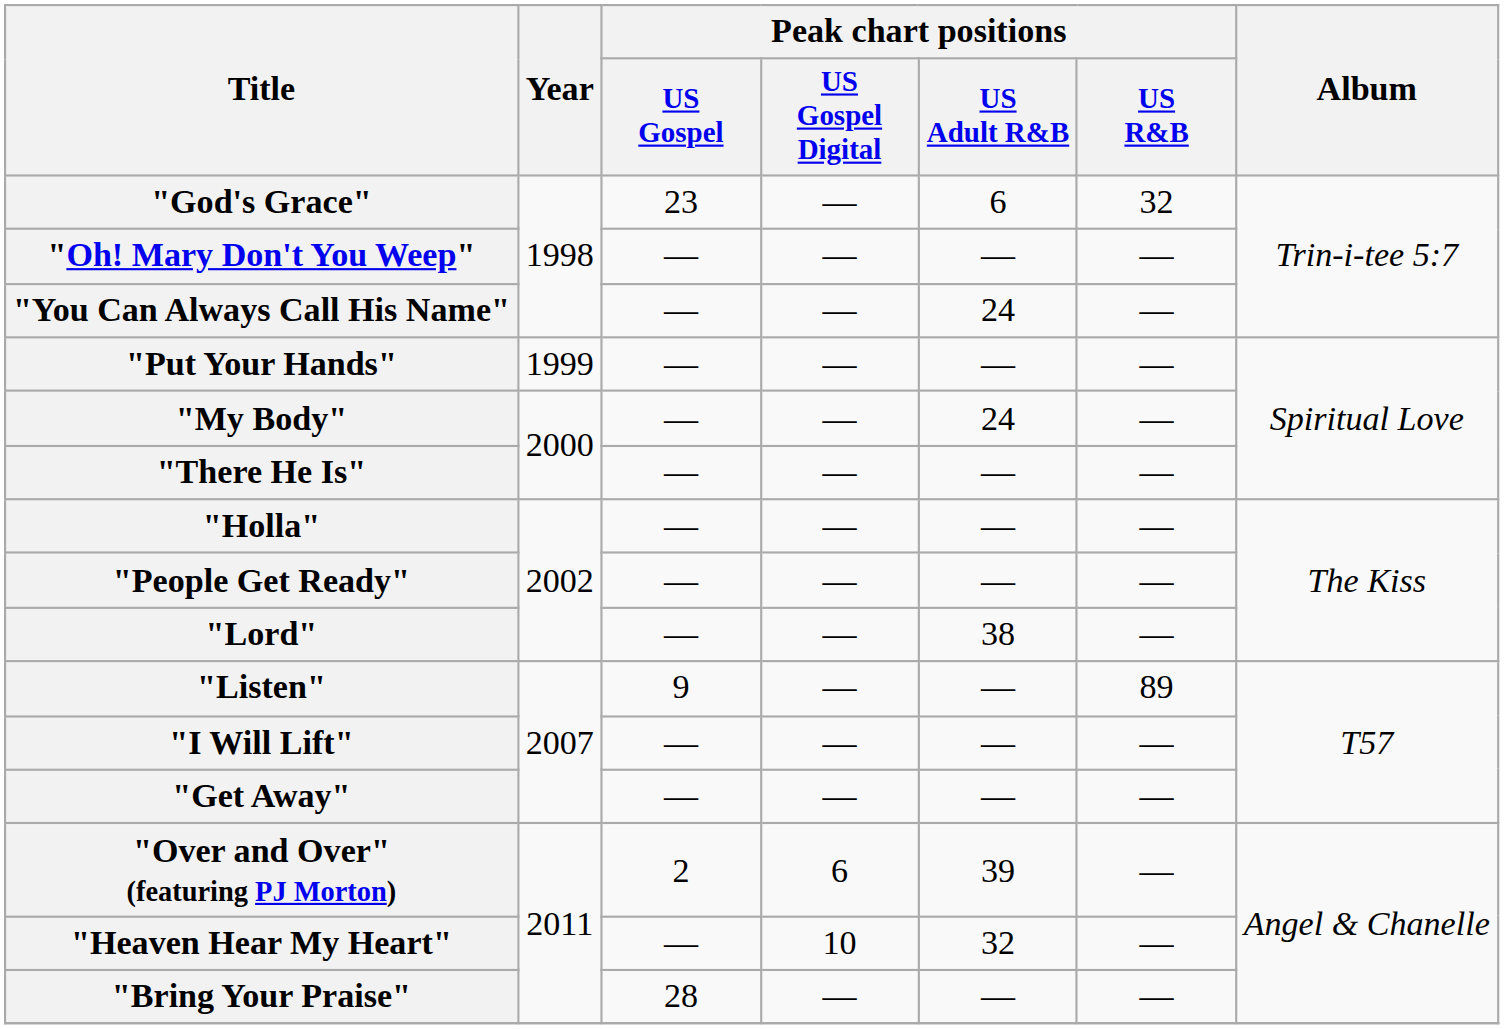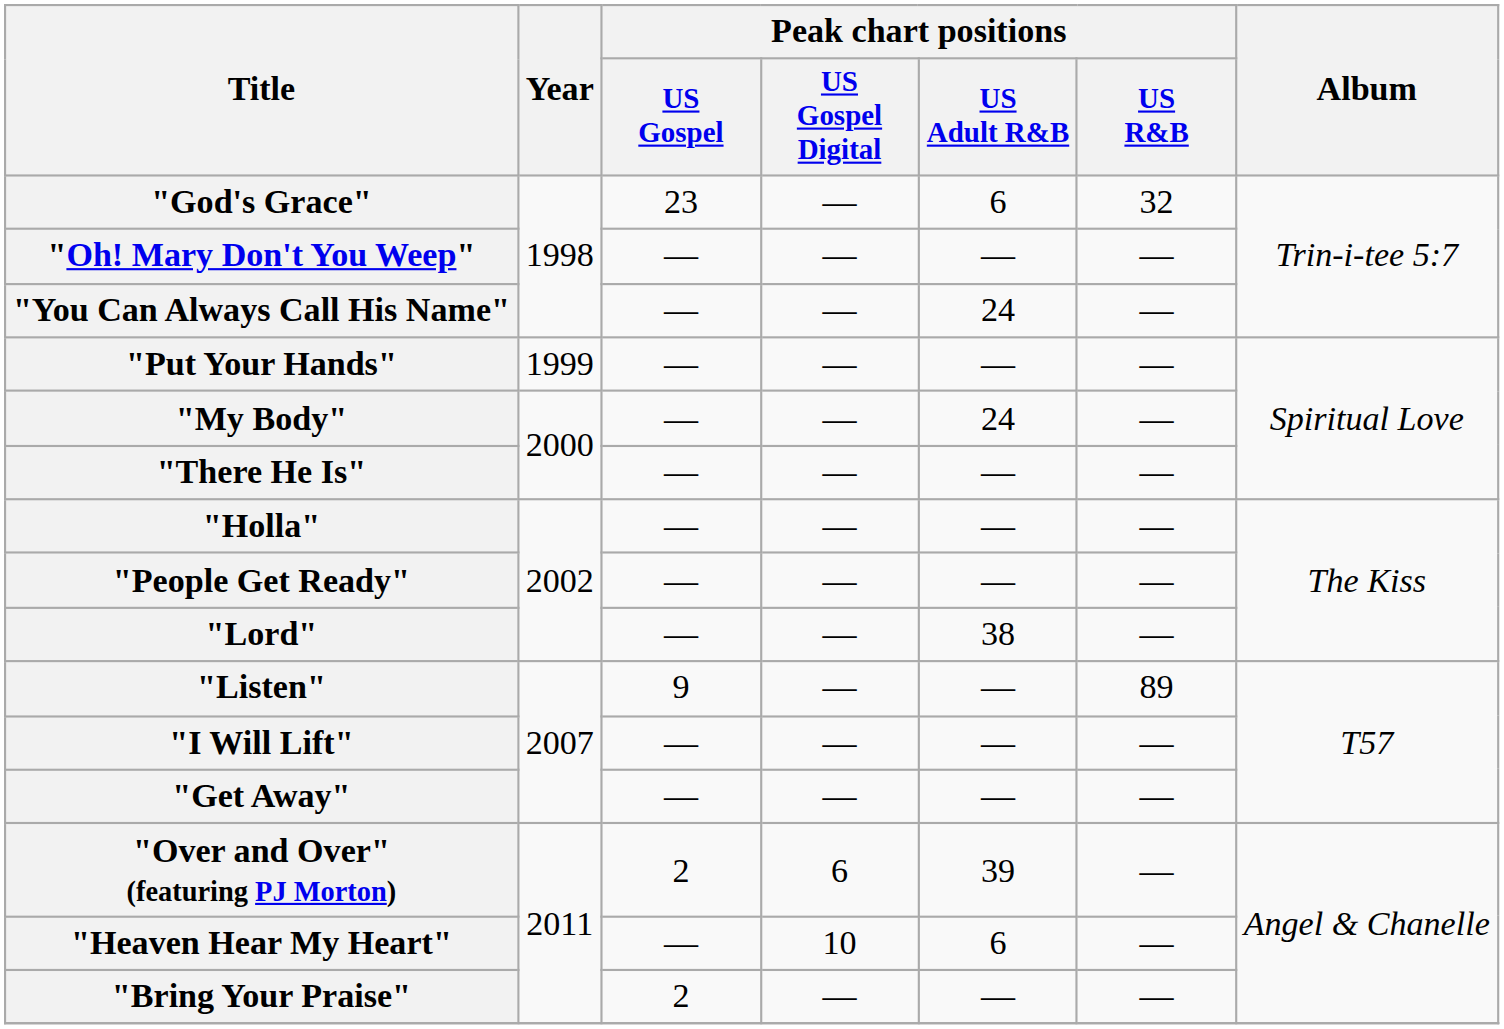(998, 942) 32 -> (998, 942) 6
(681, 996) 28 -> (681, 996) 2
